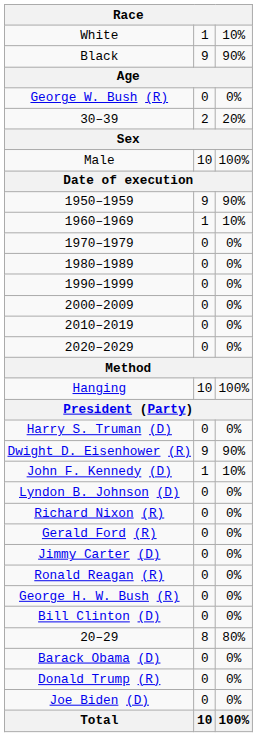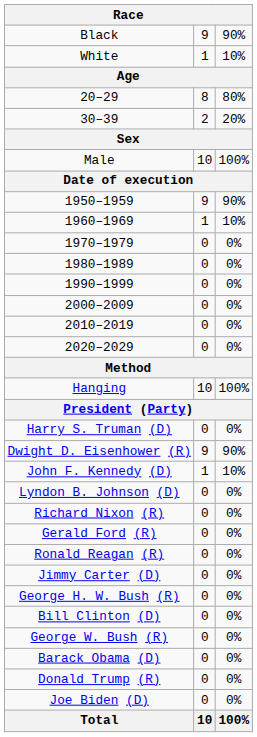rows swapped: (99, 56) <-> (99, 36)
rows swapped: (99, 638) <-> (99, 98)
rows swapped: (99, 555) <-> (99, 575)
